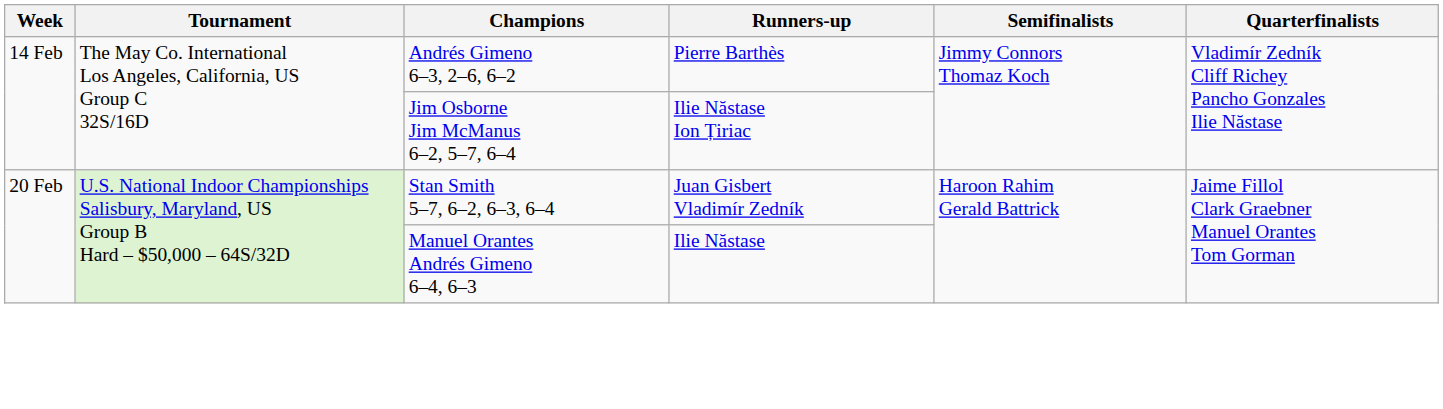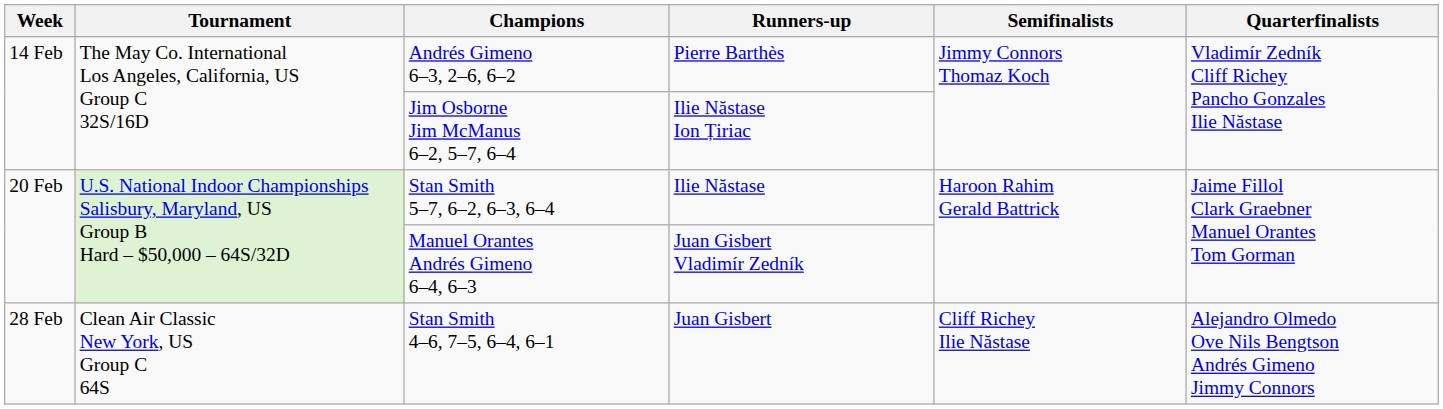(739, 197) Juan Gisbert Vladimír Zedník -> (719, 186) Ilie Năstase
(719, 241) Ilie Năstase -> (739, 252) Juan Gisbert Vladimír Zedník
+ row: (482, 330)
